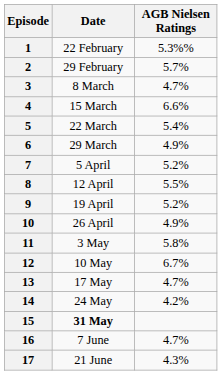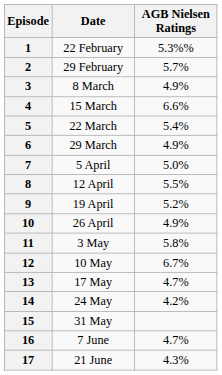(176, 86) 4.7% -> (176, 86) 4.9%
(176, 164) 5.2% -> (176, 164) 5.0%
(93, 321) bold -> (93, 321) normal
